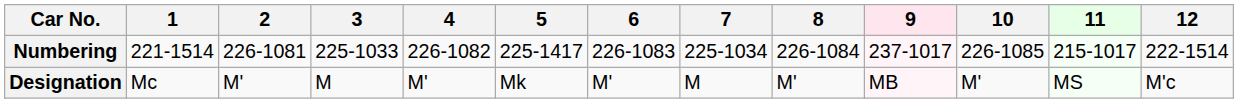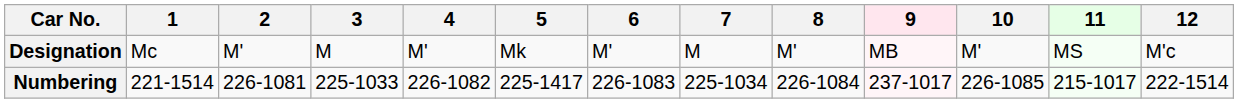rows swapped: (65, 82) <-> (65, 51)
